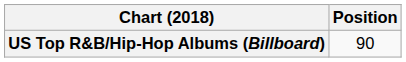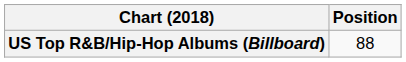(365, 43) 90 -> (365, 43) 88
